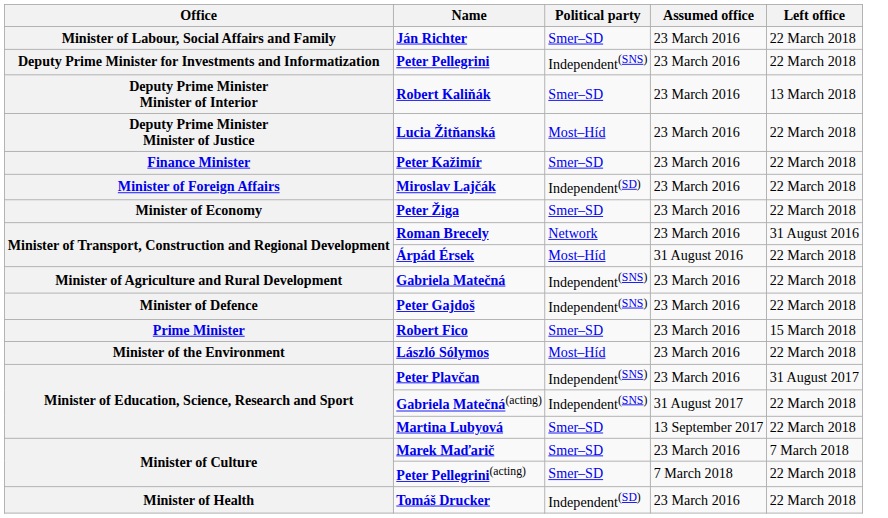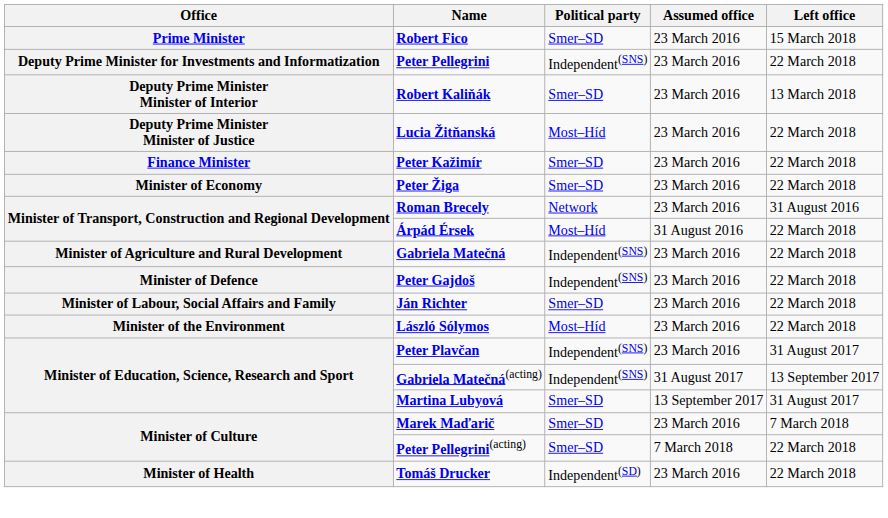rows swapped: (432, 330) <-> (432, 37)
- row: (446, 187)
(813, 403) 22 March 2018 -> (825, 377) 13 September 2017
(813, 427) 22 March 2018 -> (814, 401) 31 August 2017
